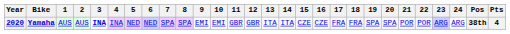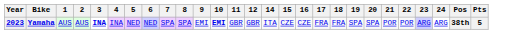- column: (270, 10)
(15, 23) 2020 -> (15, 23) 2023
(219, 23) normal -> (219, 23) bold
(497, 23) 4 -> (480, 23) 5
